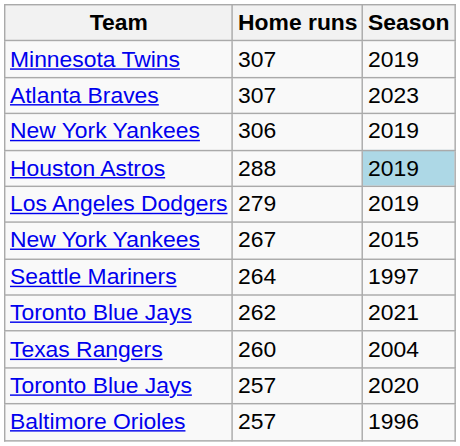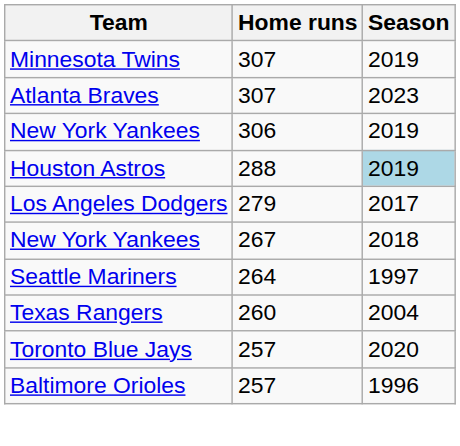(394, 204) 2019 -> (394, 204) 2017
(394, 240) 2015 -> (394, 240) 2018
- row: (101, 312)
